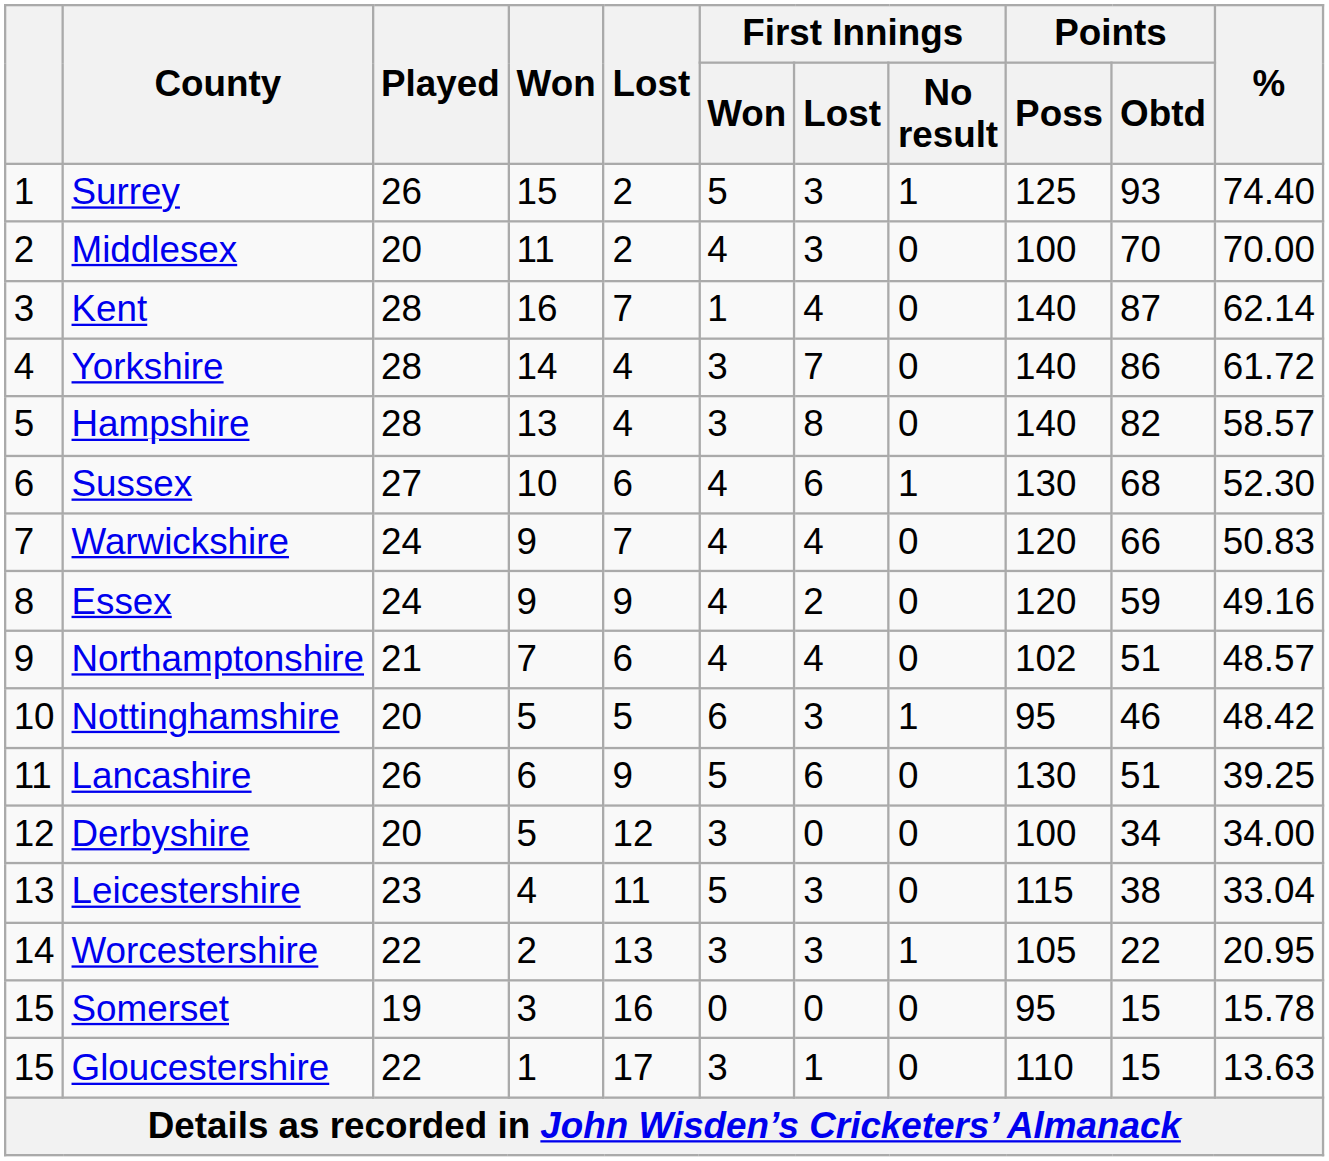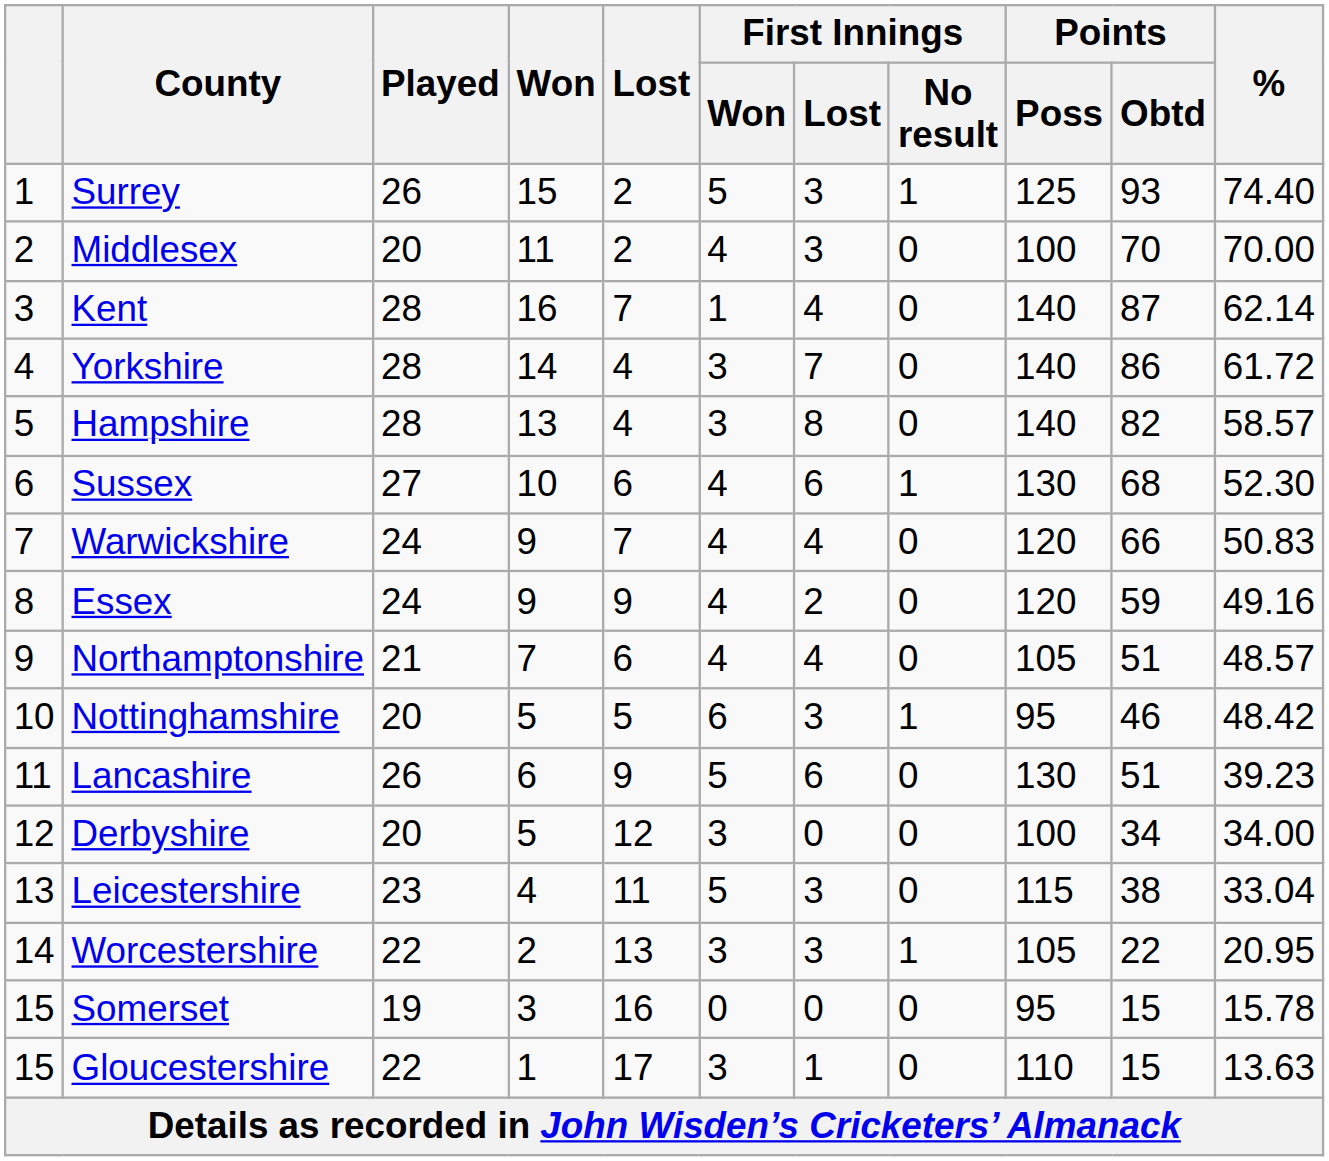(1046, 658) 102 -> (1046, 658) 105
(1269, 775) 39.25 -> (1269, 775) 39.23
